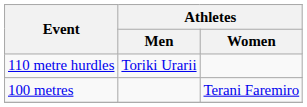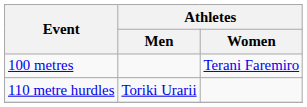rows swapped: (41, 90) <-> (61, 66)
